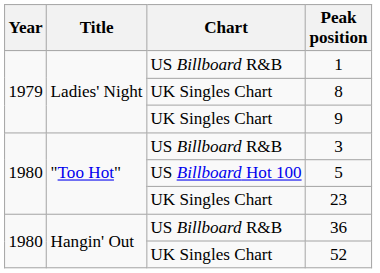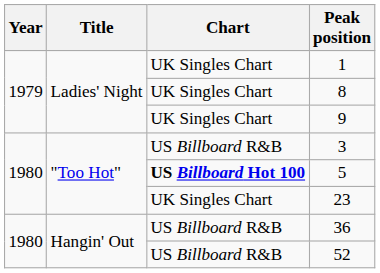(216, 64) US Billboard R&B -> (211, 64) UK Singles Chart
(226, 173) normal -> (228, 173) bold
(211, 254) UK Singles Chart -> (216, 254) US Billboard R&B
